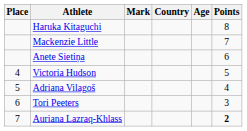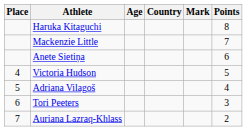columns swapped: (201, 12) <-> (138, 12)
(227, 118) bold -> (227, 118) normal
